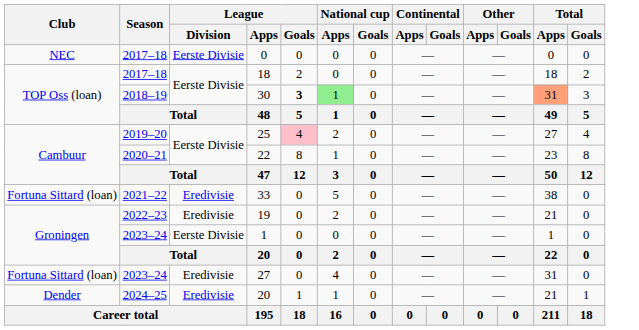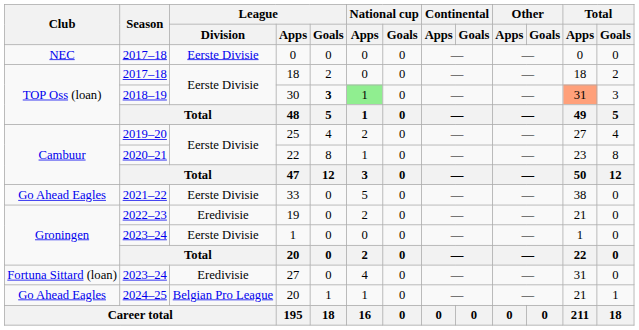(299, 134) pink background -> (328, 134) no background
(62, 194) Fortuna Sittard (loan) -> (62, 194) Go Ahead Eagles
(208, 194) Eredivisie -> (223, 194) Eerste Divisie
(62, 295) Dender -> (62, 295) Go Ahead Eagles
(208, 295) Eredivisie -> (223, 295) Belgian Pro League
